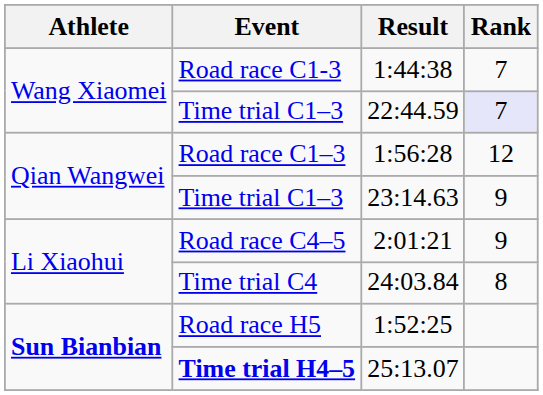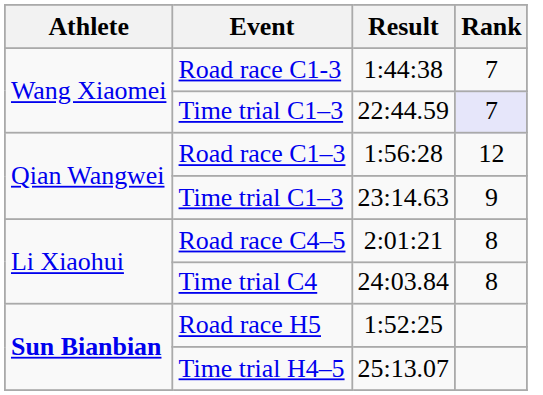(501, 240) 9 -> (491, 240) 8
(267, 368) bold -> (262, 368) normal
